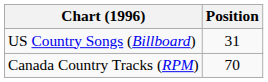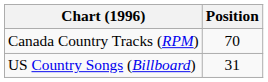rows swapped: (103, 65) <-> (102, 41)
